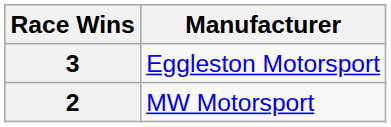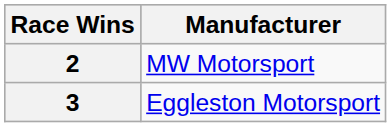rows swapped: (73, 63) <-> (73, 102)
